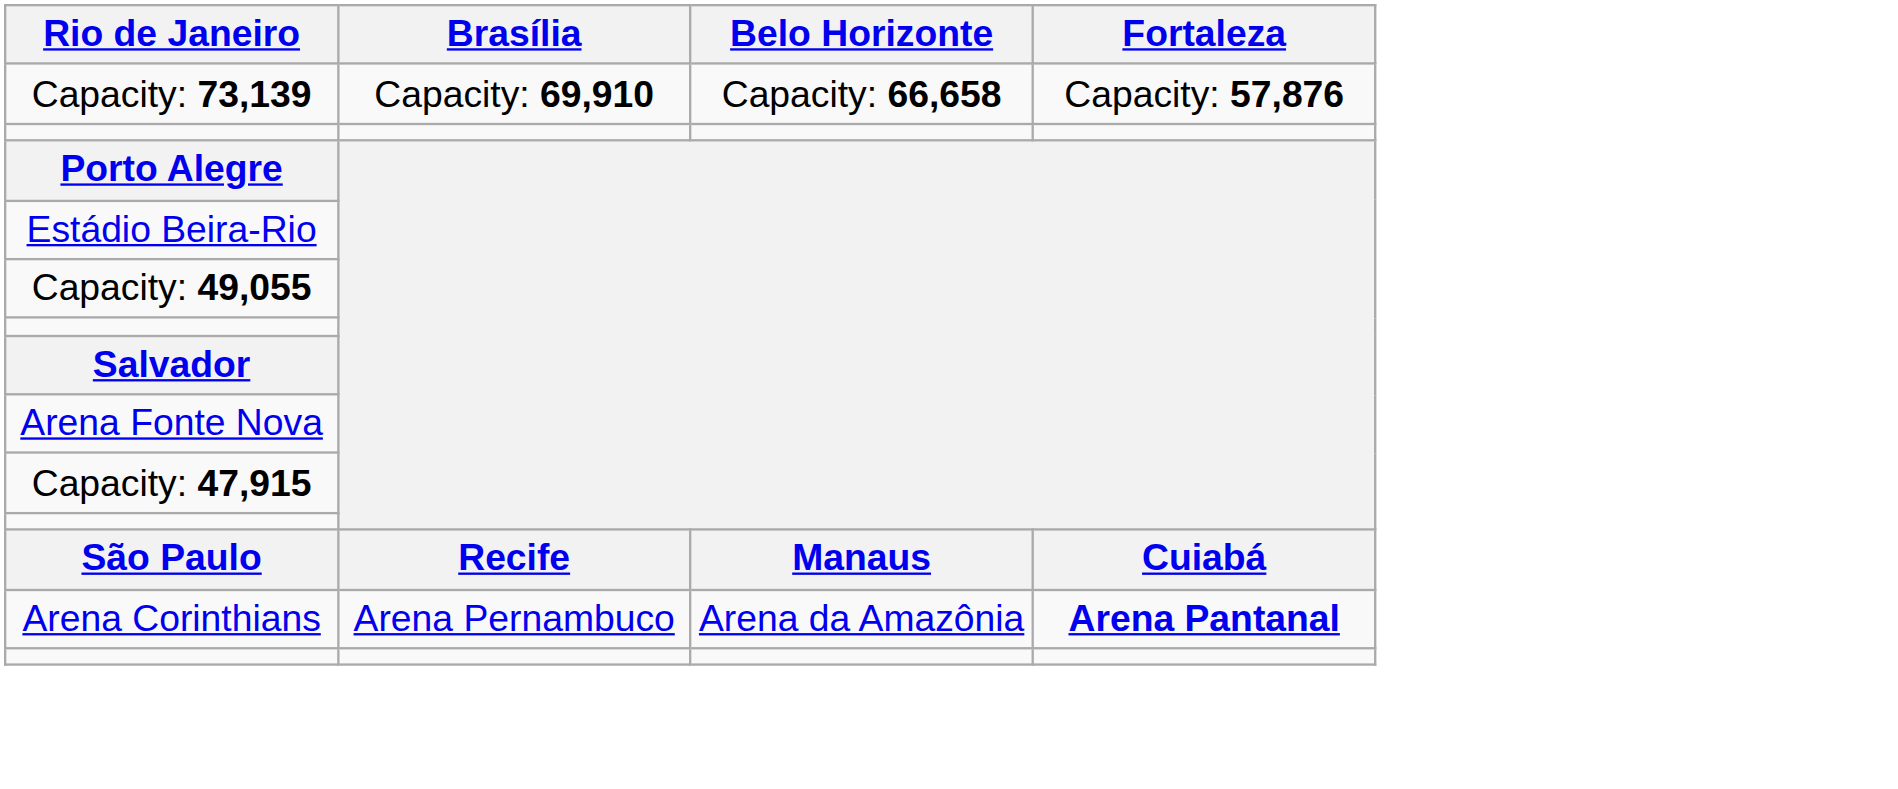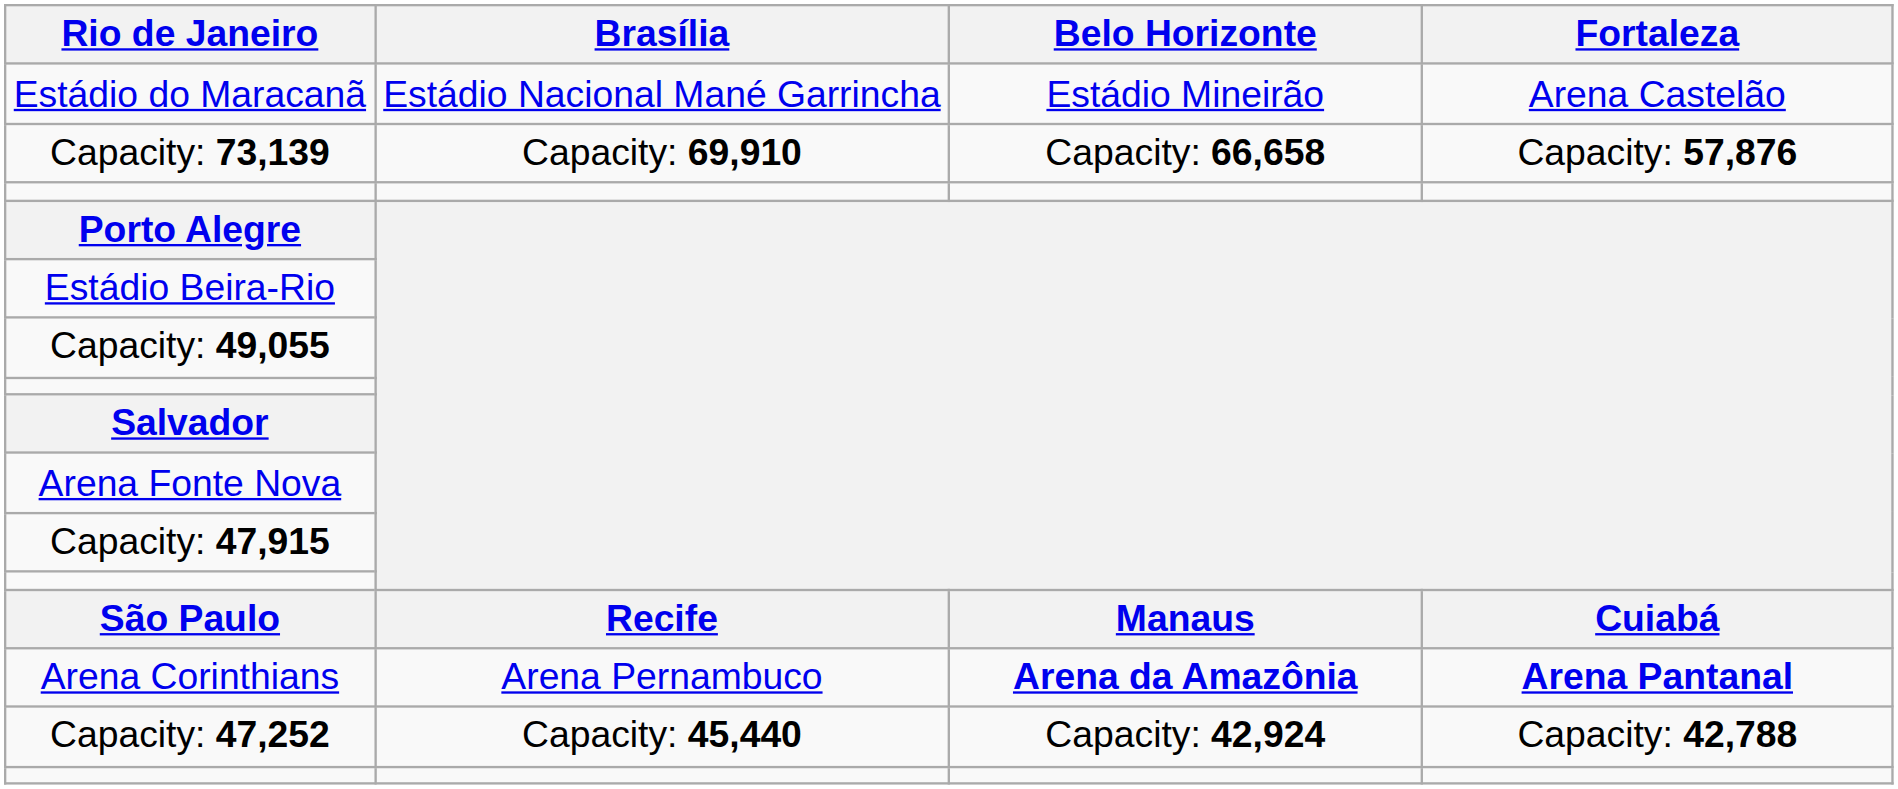+ row: (190, 93)
(862, 617) normal -> (1185, 676) bold
+ row: (190, 735)
